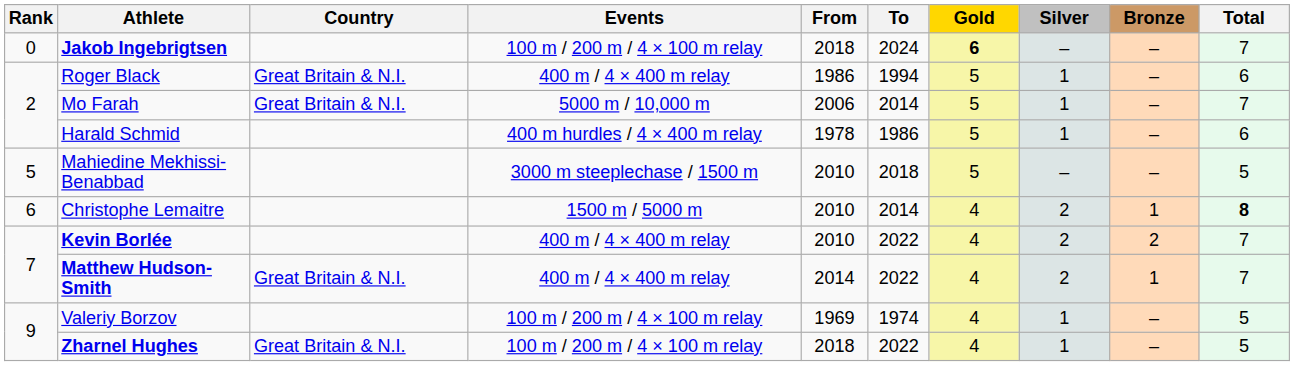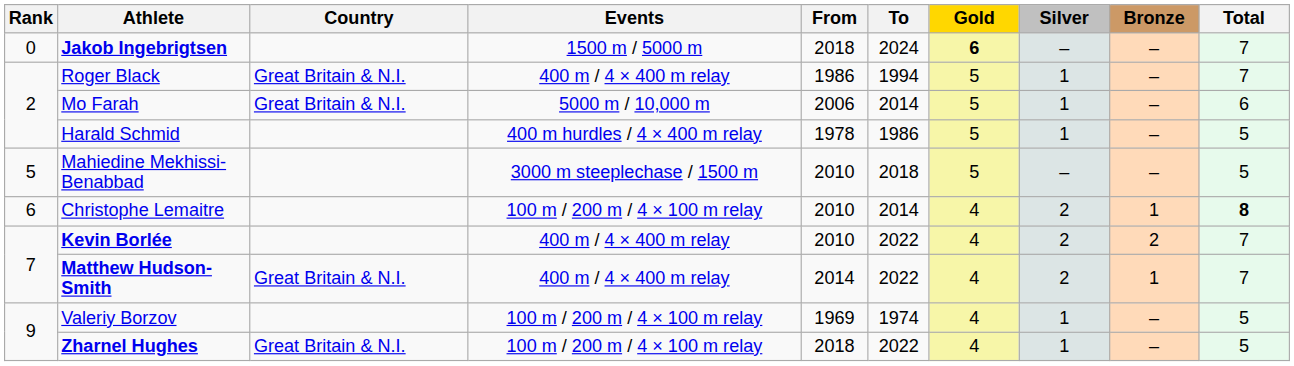(634, 47) 100 m / 200 m / 4 × 100 m relay -> (634, 47) 1500 m / 5000 m
(1244, 76) 6 -> (1244, 76) 7
(1244, 104) 7 -> (1244, 104) 6
(1244, 133) 6 -> (1244, 133) 5
(634, 211) 1500 m / 5000 m -> (634, 211) 100 m / 200 m / 4 × 100 m relay
